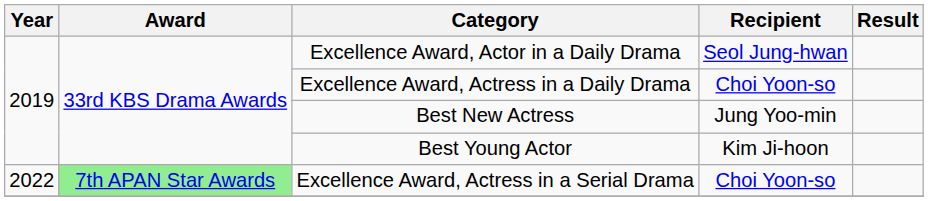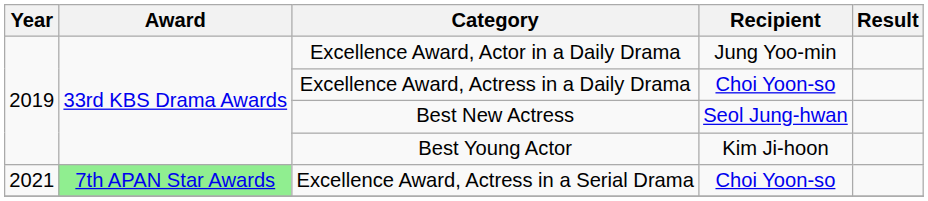(775, 52) Seol Jung-hwan -> (775, 52) Jung Yoo-min
(775, 116) Jung Yoo-min -> (775, 116) Seol Jung-hwan
(32, 180) 2022 -> (32, 180) 2021
